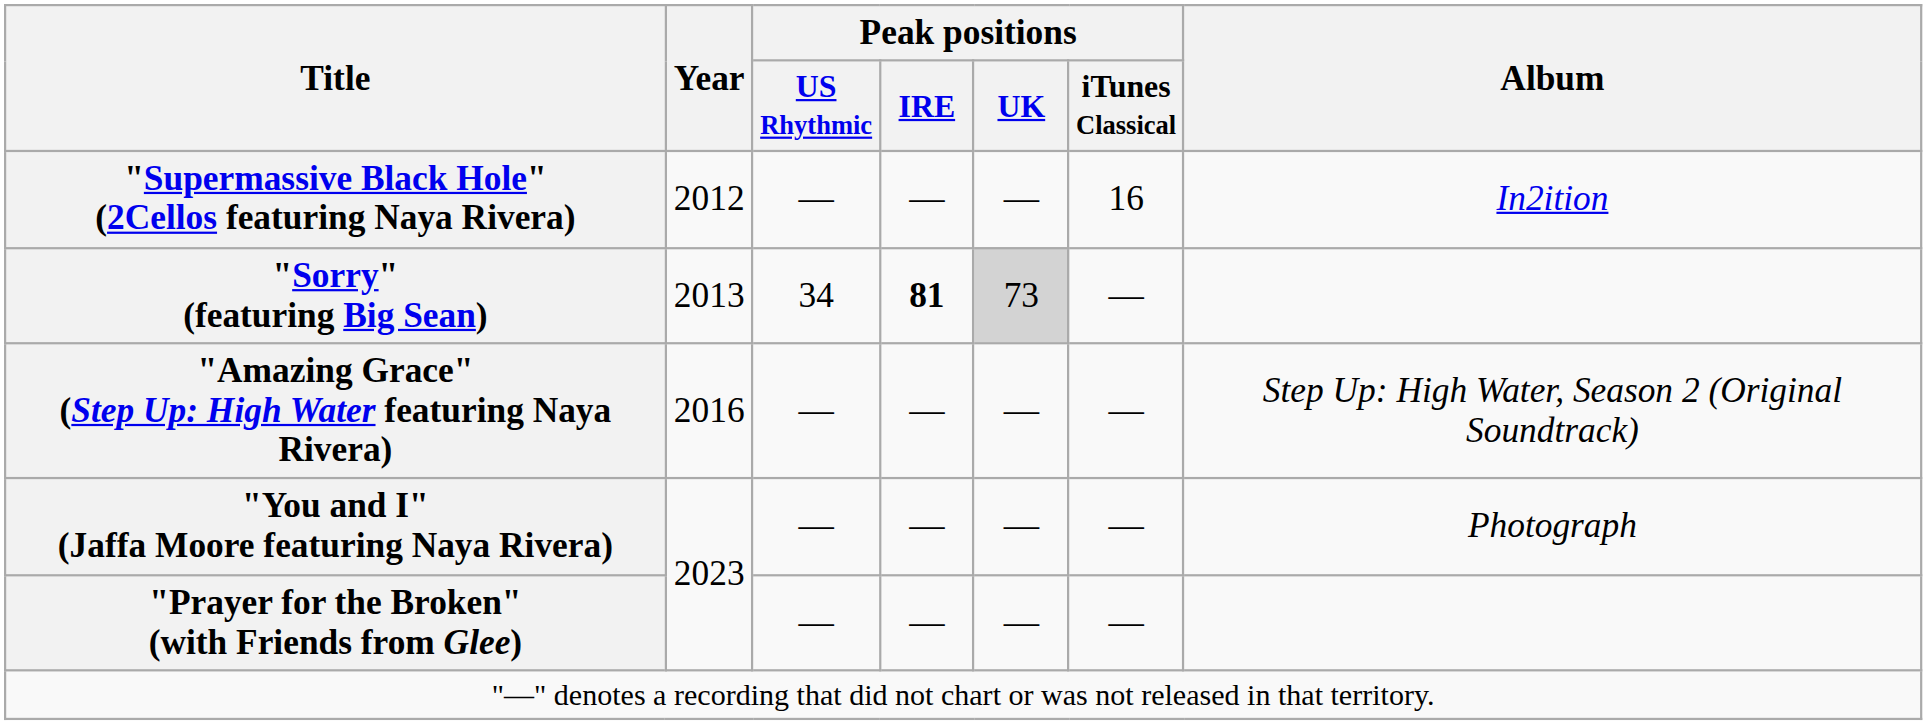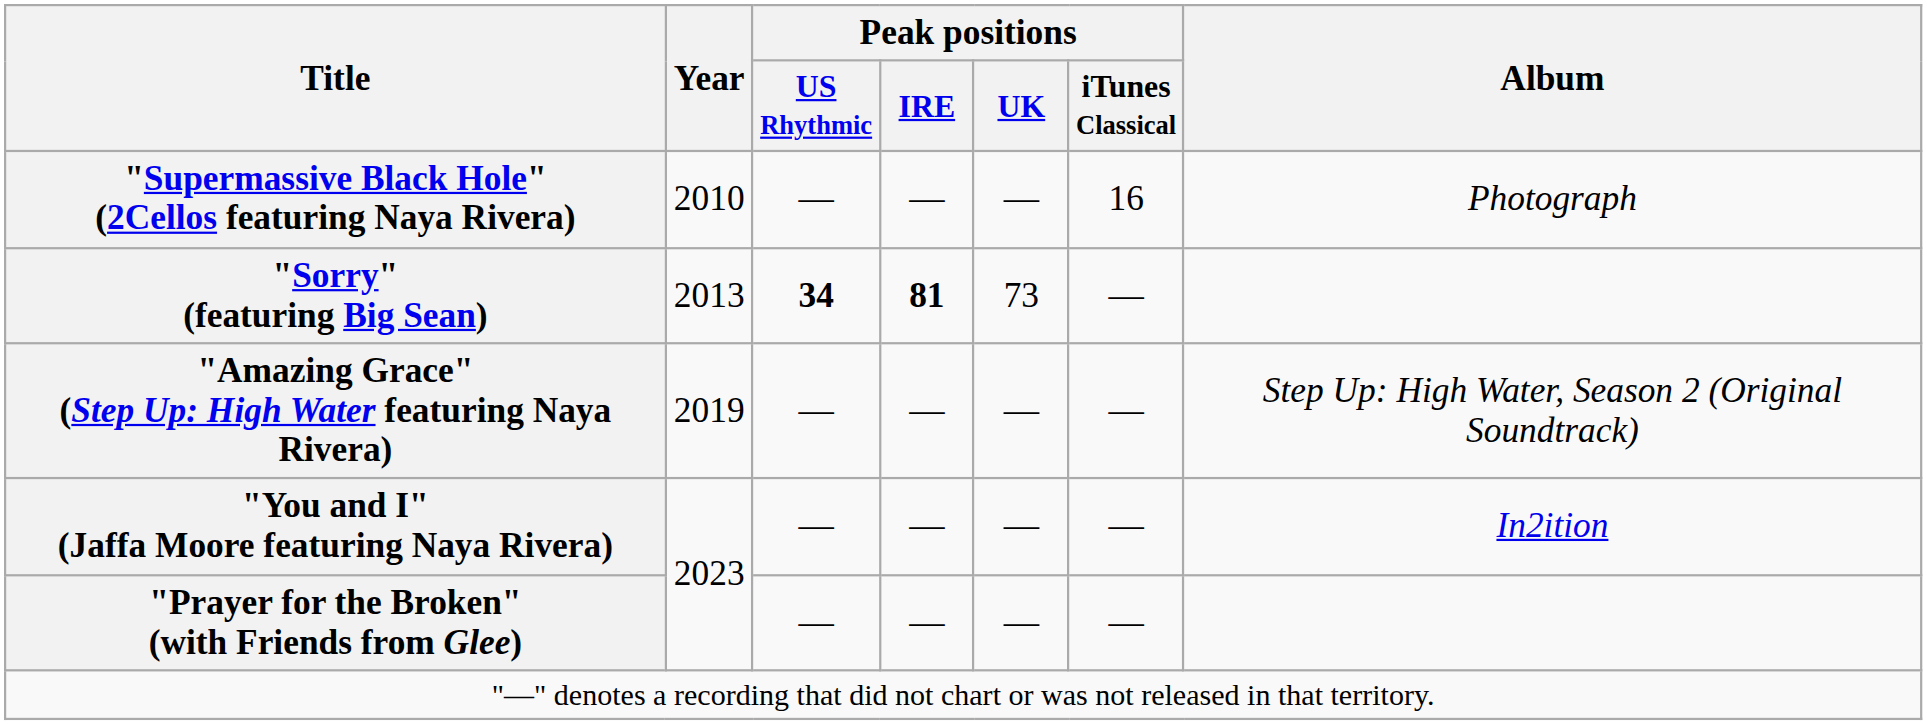(709, 198) 2012 -> (709, 198) 2010
(1552, 198) In2ition -> (1552, 198) Photograph
(816, 294) normal -> (816, 294) bold
(1021, 294) lightgrey background -> (1021, 294) no background
(709, 410) 2016 -> (709, 410) 2019
(1552, 525) Photograph -> (1552, 525) In2ition
